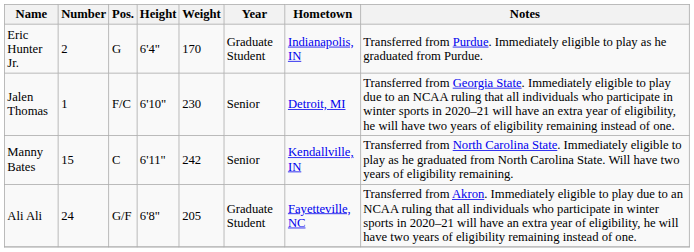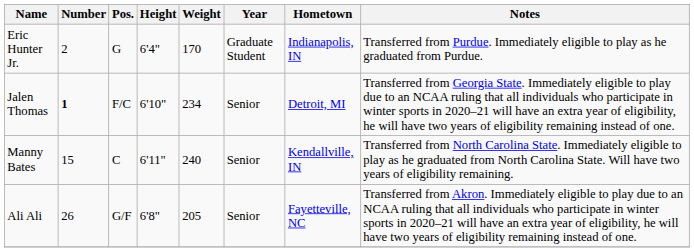(64, 104) normal -> (64, 104) bold
(192, 104) 230 -> (192, 104) 234
(192, 159) 242 -> (192, 159) 240
(67, 215) 24 -> (67, 215) 26
(250, 215) Graduate Student -> (243, 215) Senior
